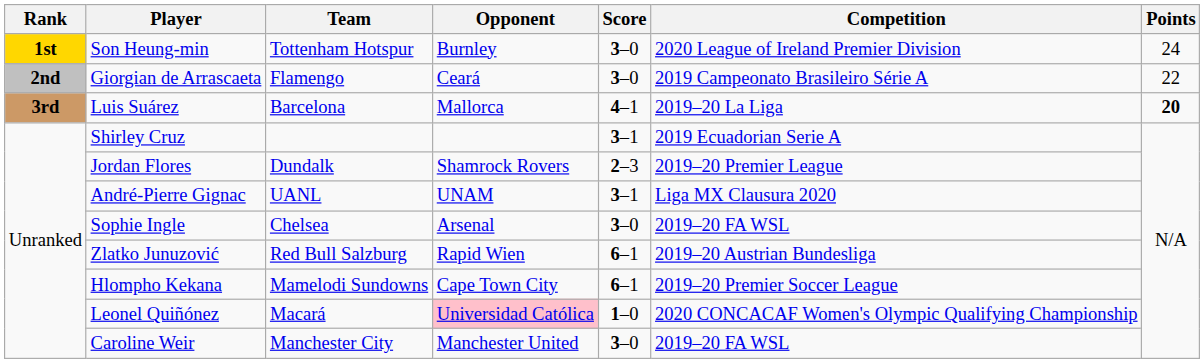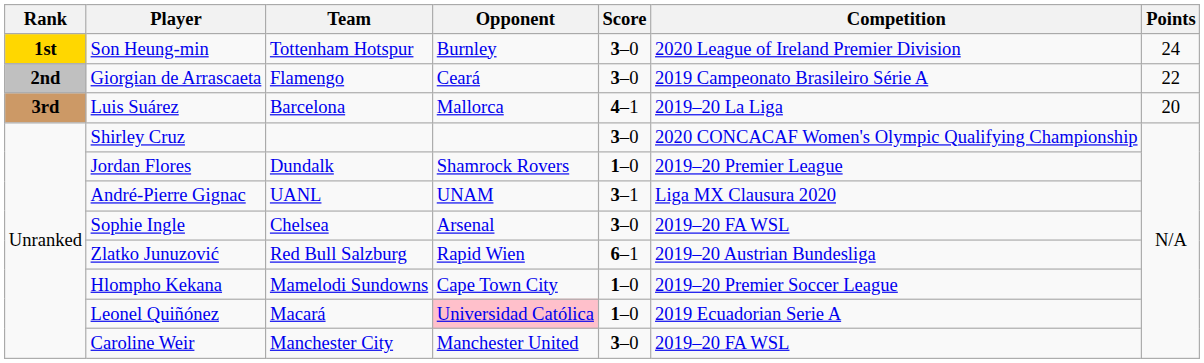(1171, 107) bold -> (1171, 107) normal
(624, 136) 3–1 -> (624, 136) 3–0
(748, 136) 2019 Ecuadorian Serie A -> (896, 136) 2020 CONCACAF Women's Olympic Qualifying Championship
(624, 166) 2–3 -> (624, 166) 1–0
(624, 284) 6–1 -> (624, 284) 1–0
(896, 313) 2020 CONCACAF Women's Olympic Qualifying Championship -> (748, 313) 2019 Ecuadorian Serie A
